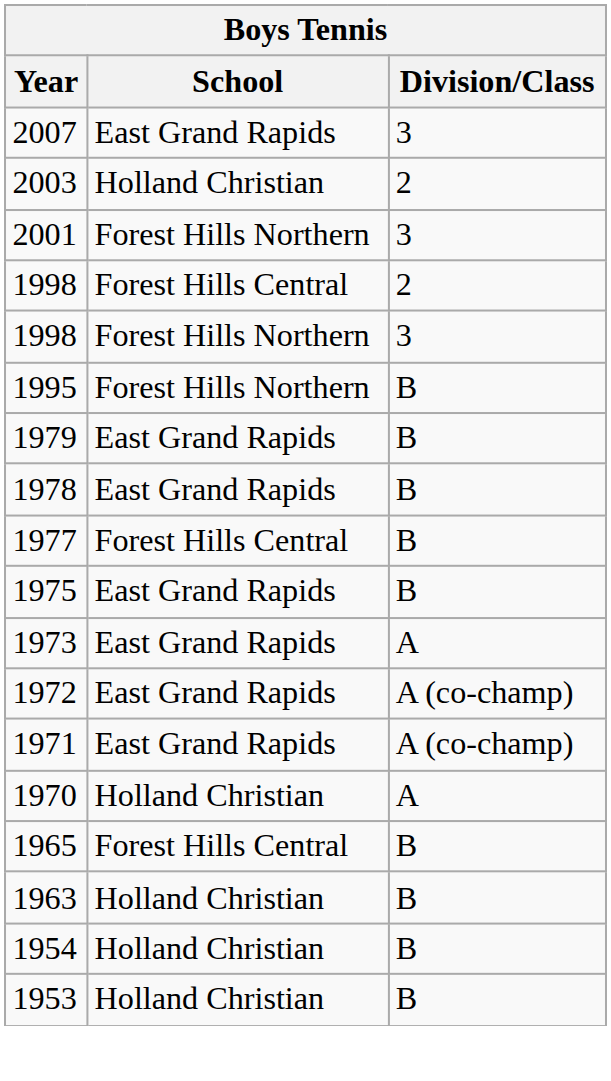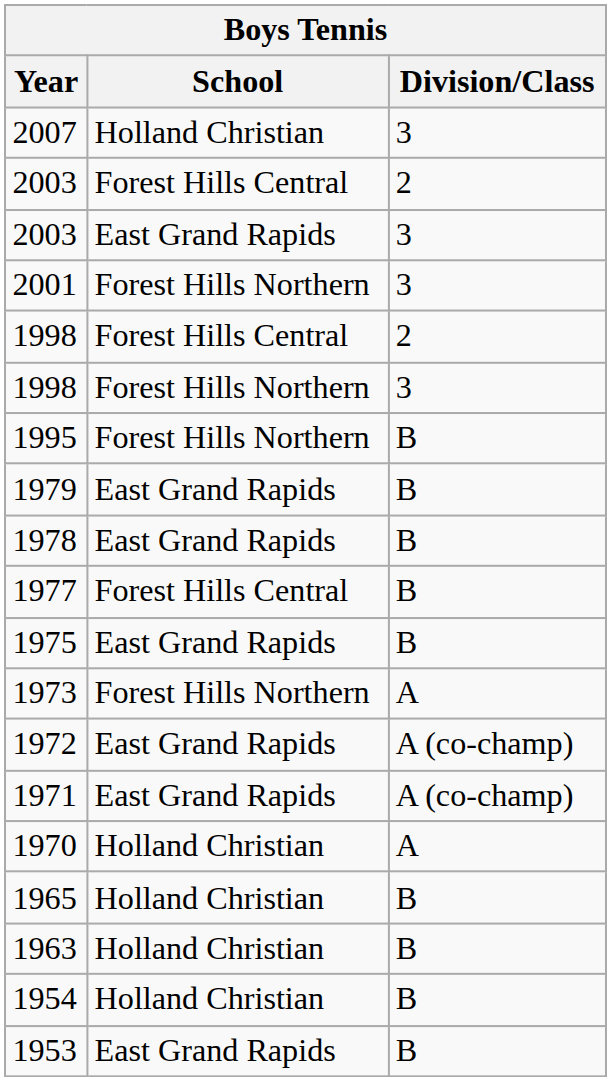(215, 132) East Grand Rapids -> (209, 132) Holland Christian
(209, 183) Holland Christian -> (221, 183) Forest Hills Central
+ row: (45, 234)
(215, 642) East Grand Rapids -> (232, 693) Forest Hills Northern
(221, 846) Forest Hills Central -> (209, 897) Holland Christian
(209, 999) Holland Christian -> (215, 1050) East Grand Rapids
